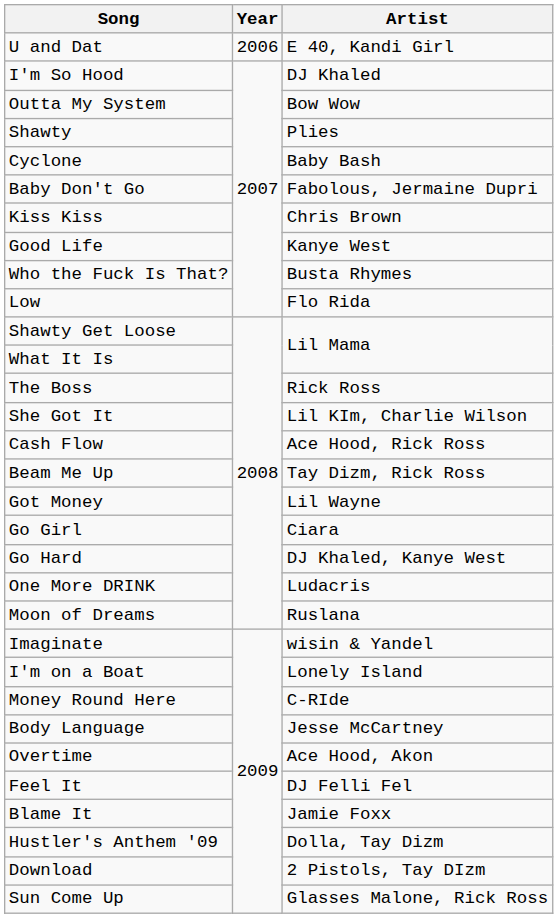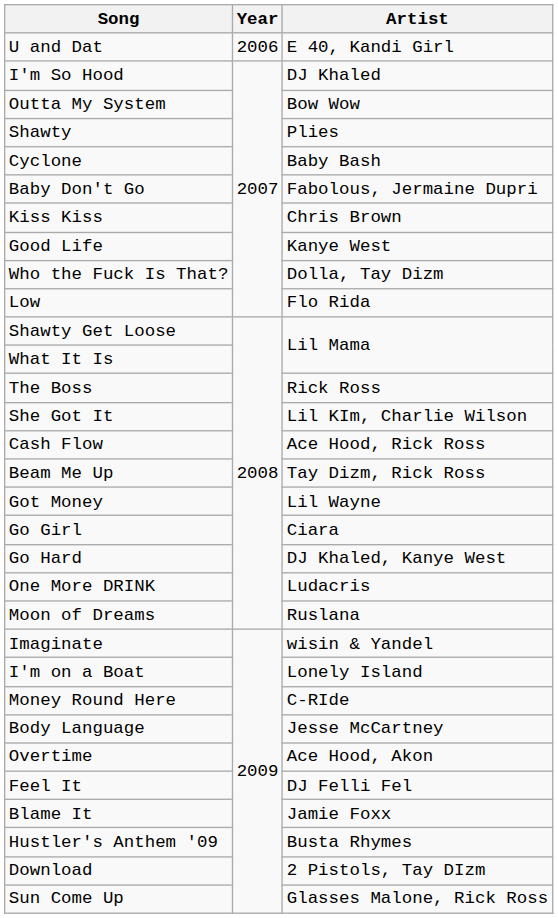(349, 274) Busta Rhymes -> (365, 274) Dolla, Tay Dizm
(365, 842) Dolla, Tay Dizm -> (349, 842) Busta Rhymes
